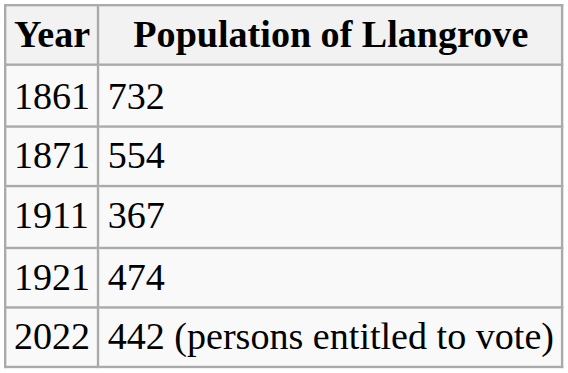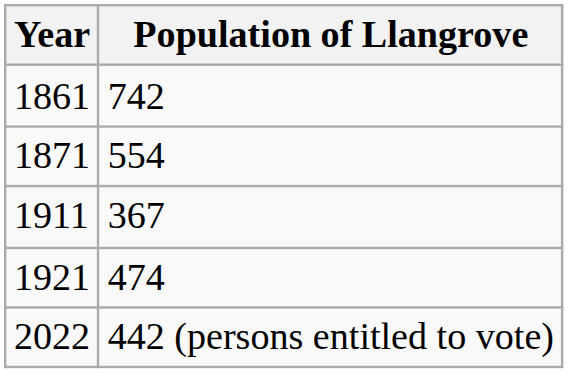(136, 95) 732 -> (136, 95) 742
